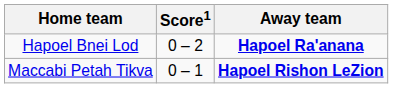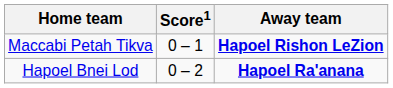rows swapped: (80, 46) <-> (80, 70)
